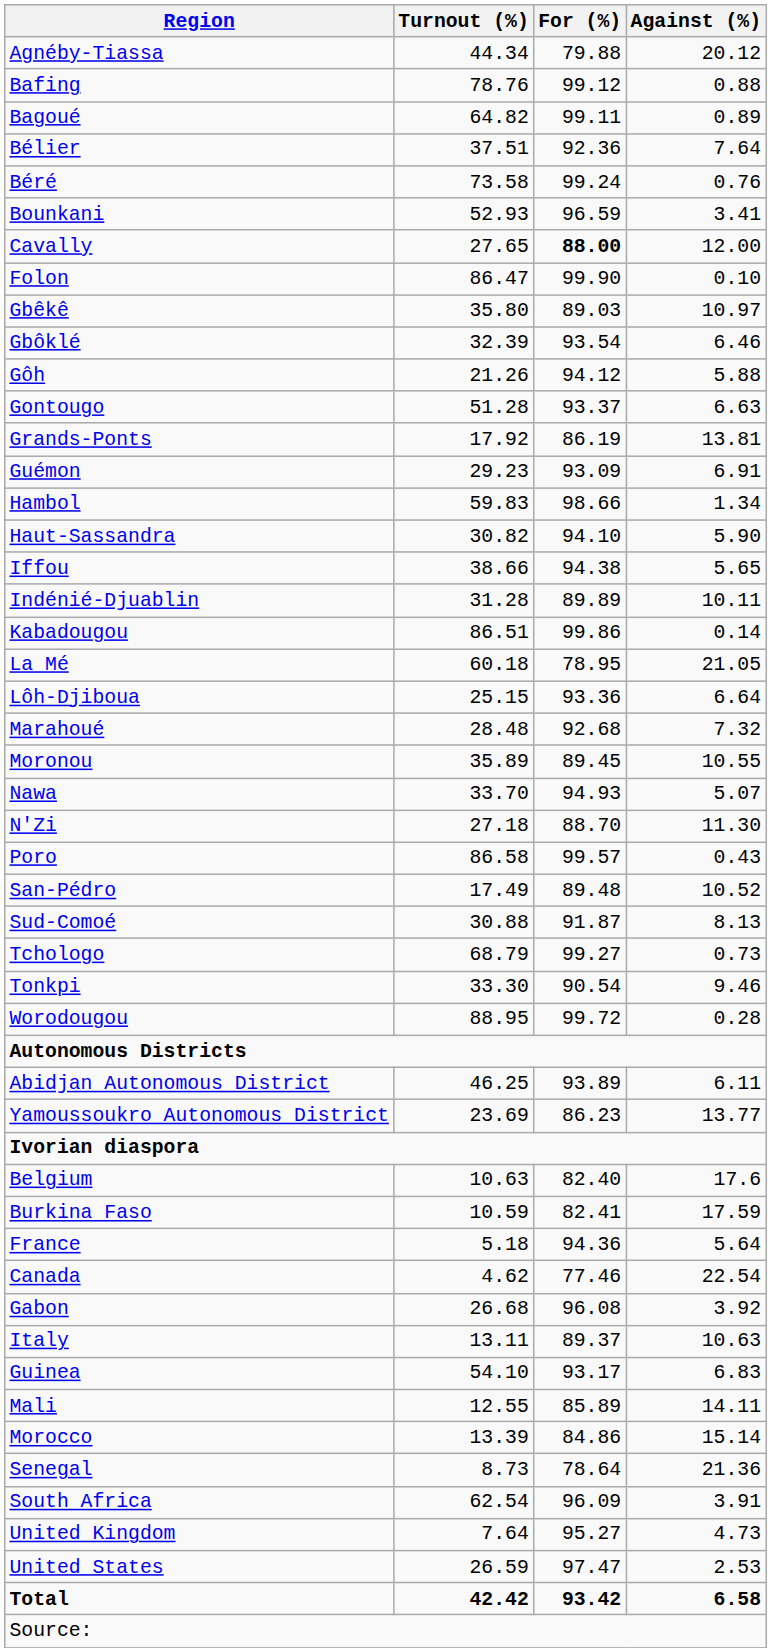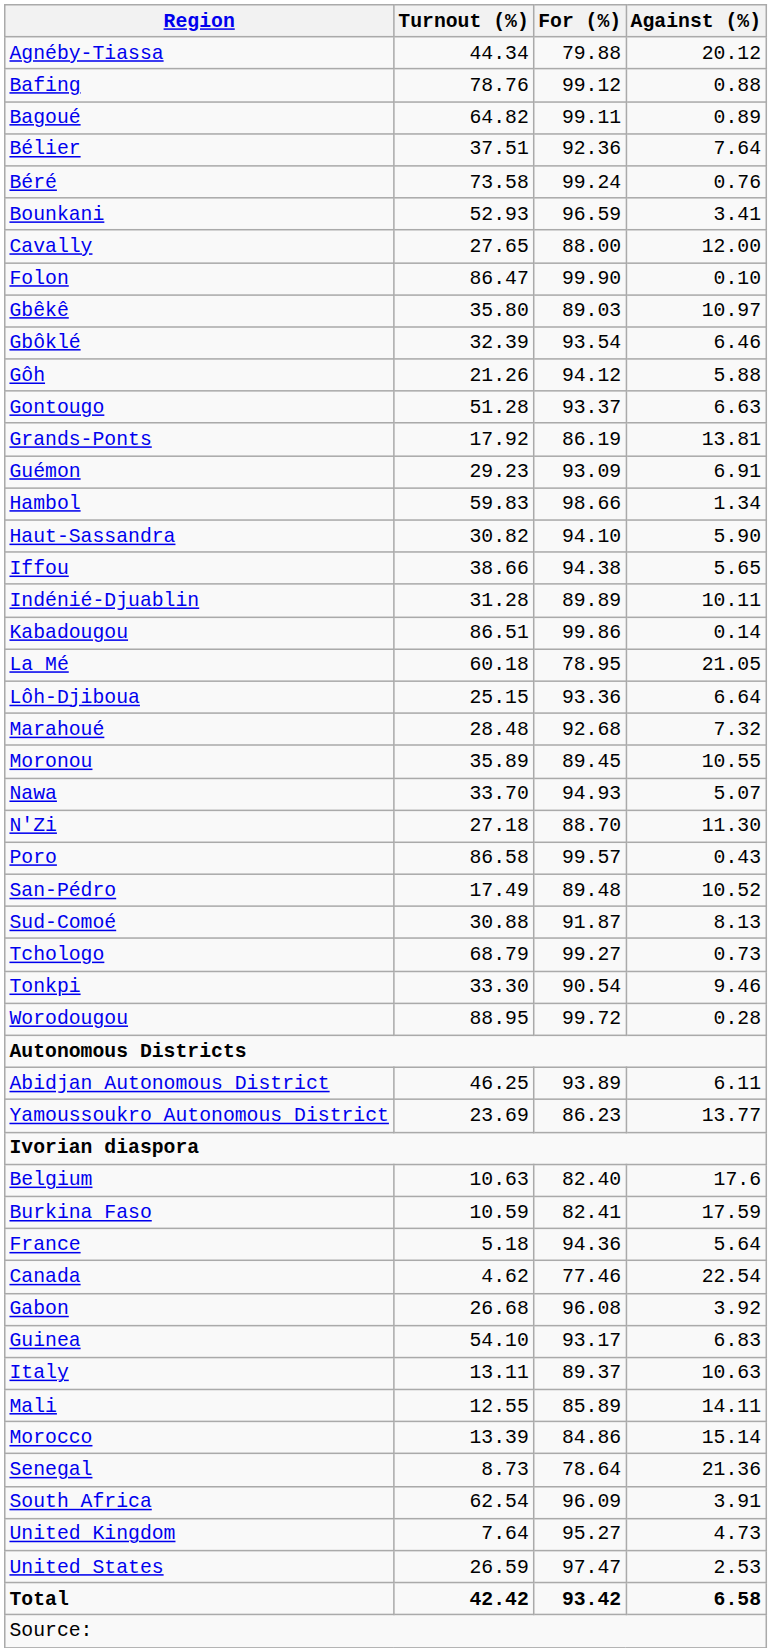(592, 246) bold -> (592, 246) normal
rows swapped: (45, 1373) <-> (39, 1341)
